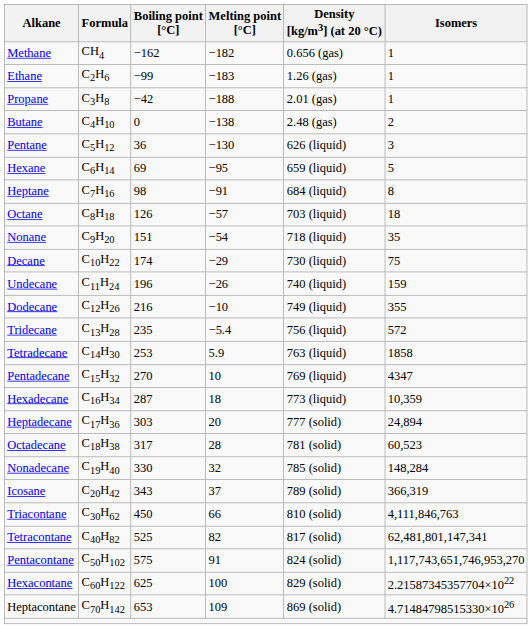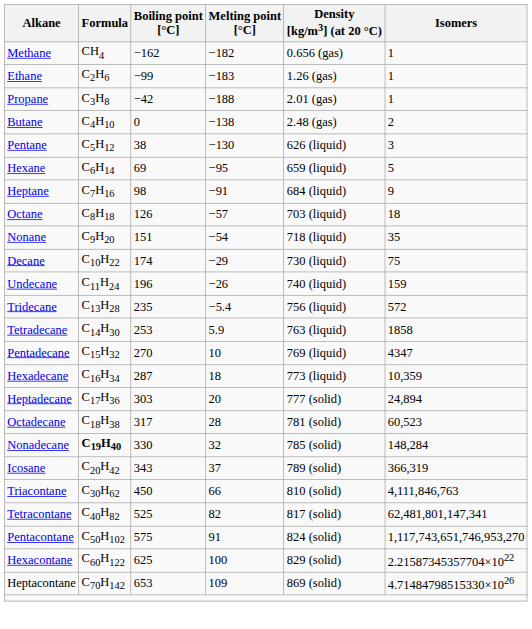(140, 145) 36 -> (140, 145) 38
(391, 191) 8 -> (391, 191) 9
- row: (32, 306)
(101, 468) normal -> (101, 445) bold
